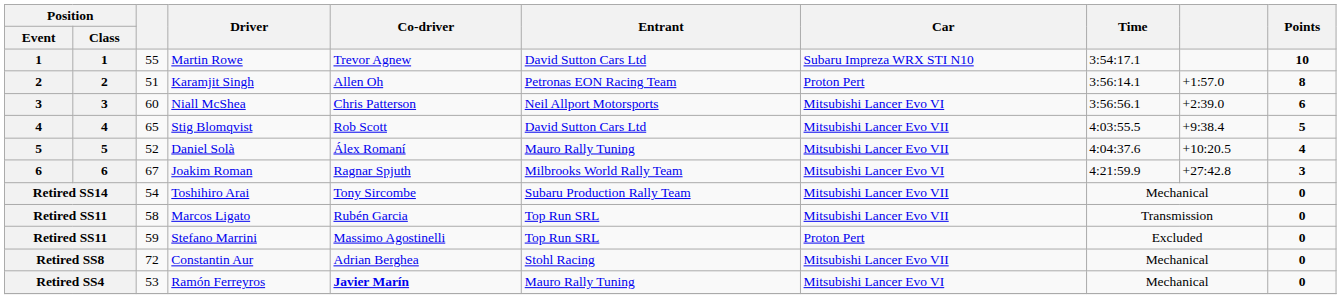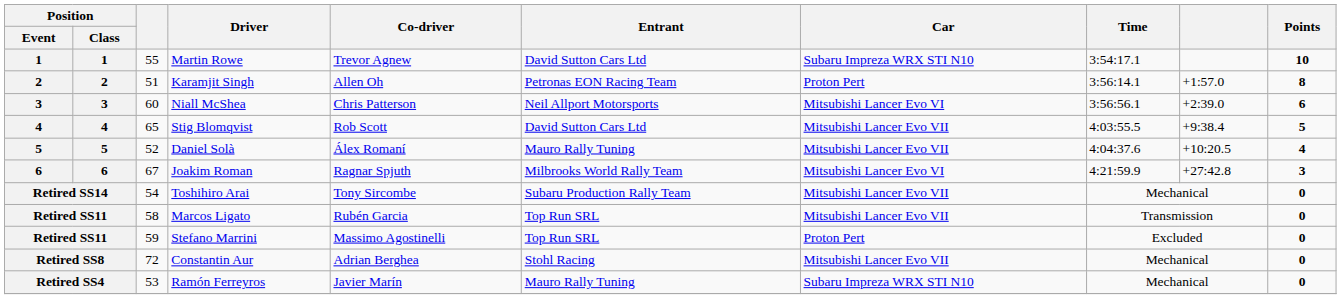(371, 281) bold -> (368, 281) normal
(874, 281) Mitsubishi Lancer Evo VI -> (889, 281) Subaru Impreza WRX STI N10
